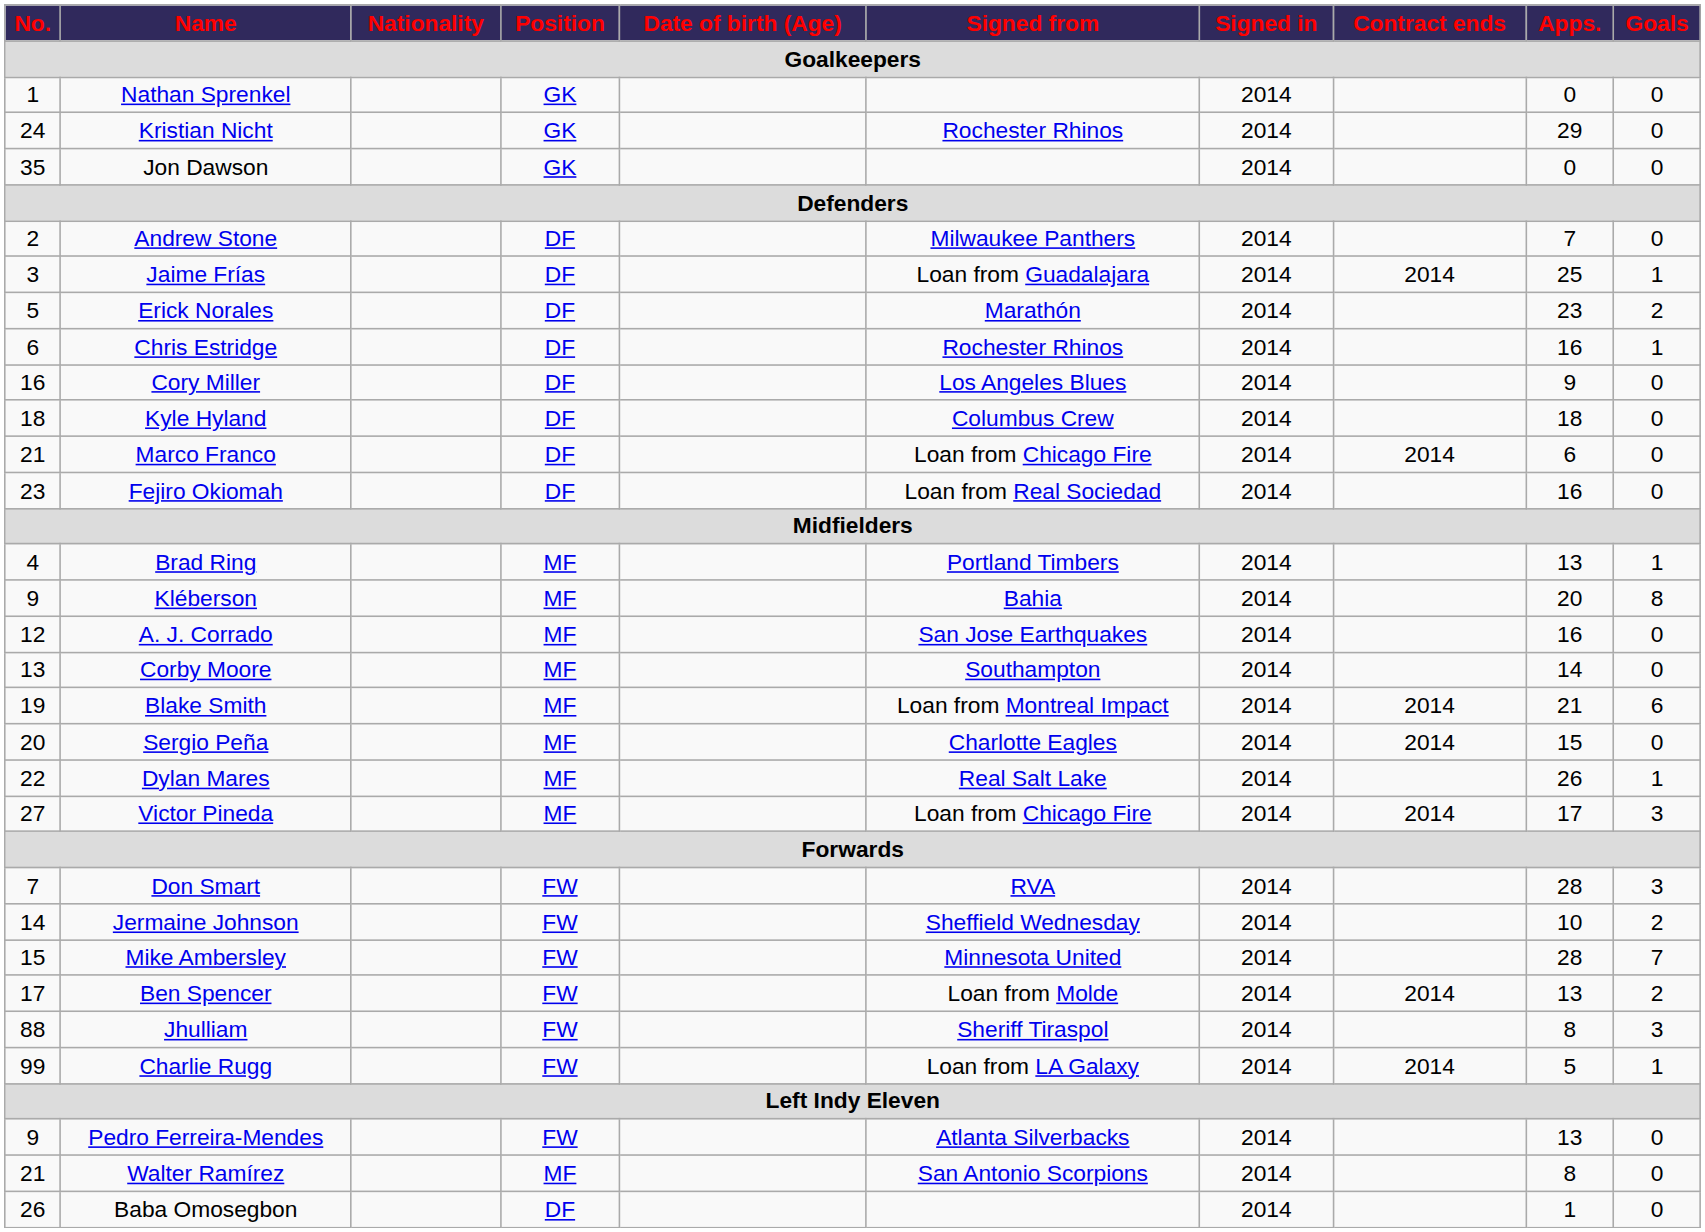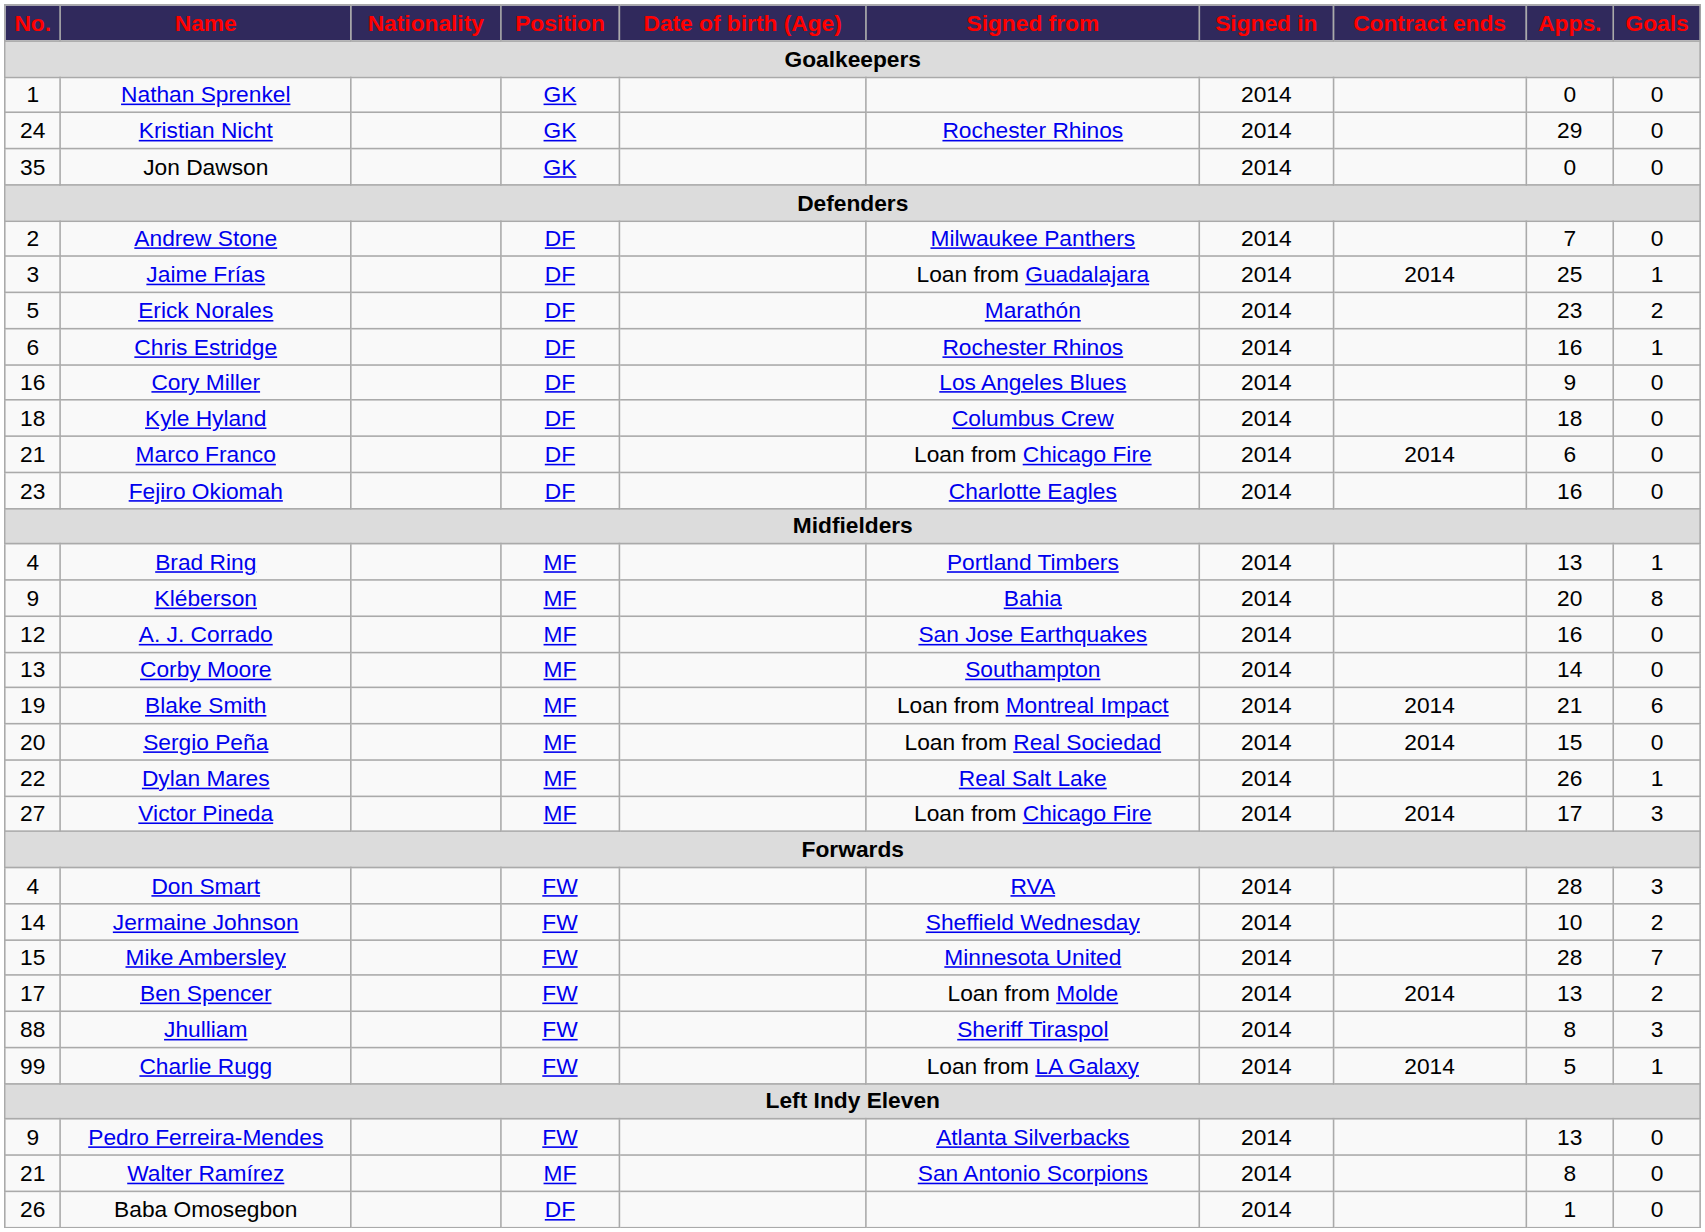(1033, 490) Loan from Real Sociedad -> (1033, 490) Charlotte Eagles
(1033, 742) Charlotte Eagles -> (1033, 742) Loan from Real Sociedad
(33, 886) 7 -> (33, 886) 4
